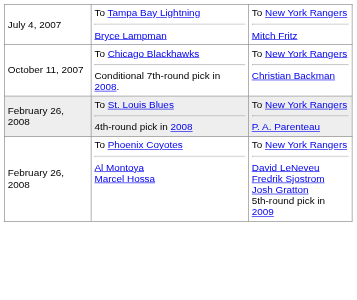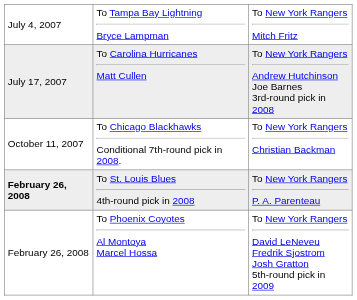+ row: (171, 64)
(36, 116) normal -> (37, 190) bold
